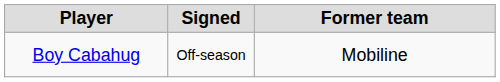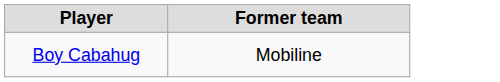- column: (211, 18)
